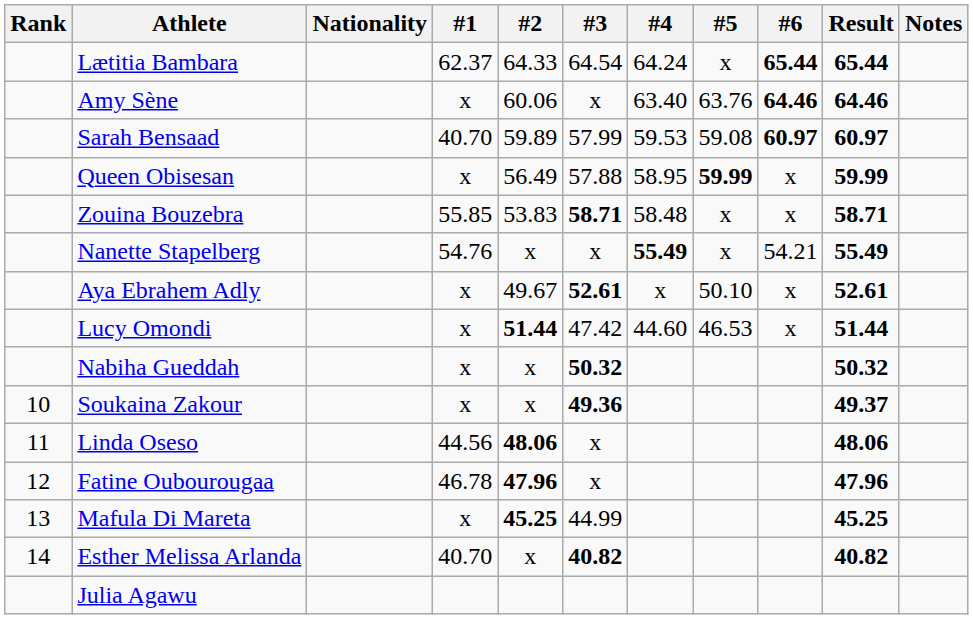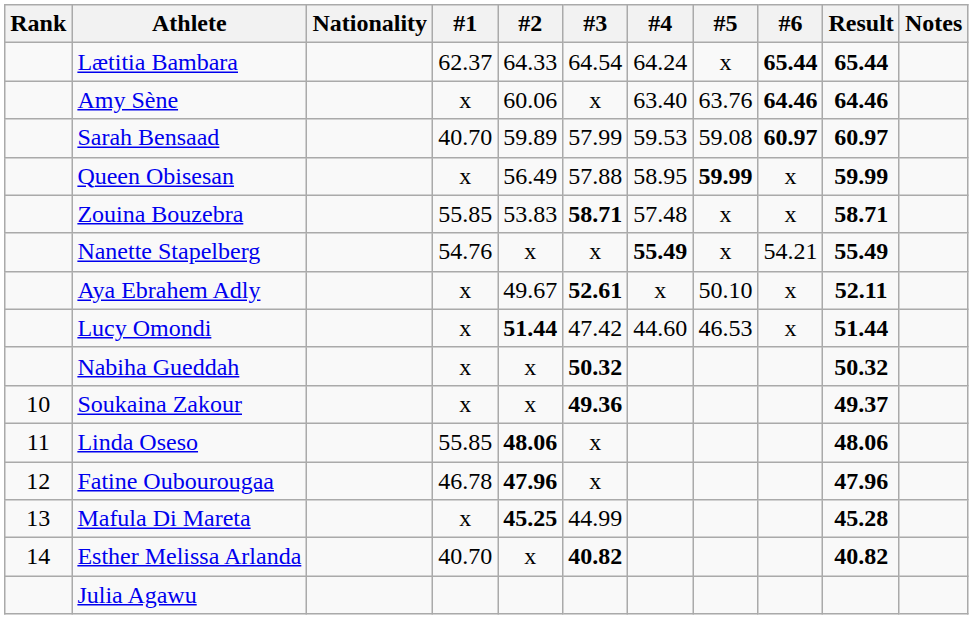(660, 213) 58.48 -> (660, 213) 57.48
(861, 289) 52.61 -> (861, 289) 52.11
(465, 442) 44.56 -> (465, 442) 55.85
(861, 518) 45.25 -> (861, 518) 45.28
